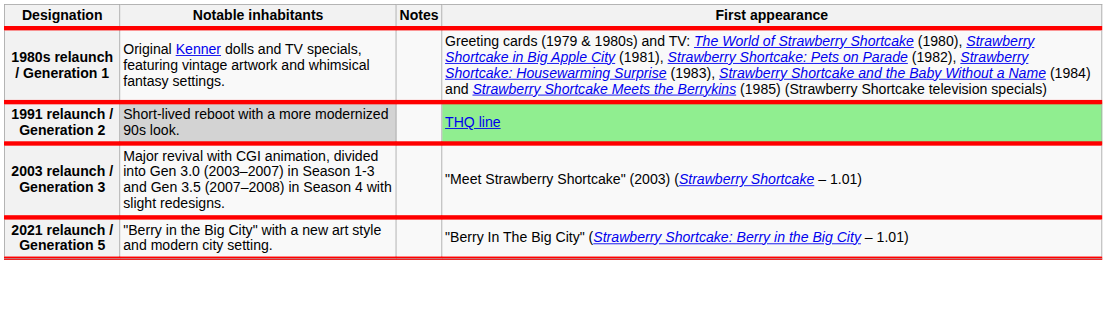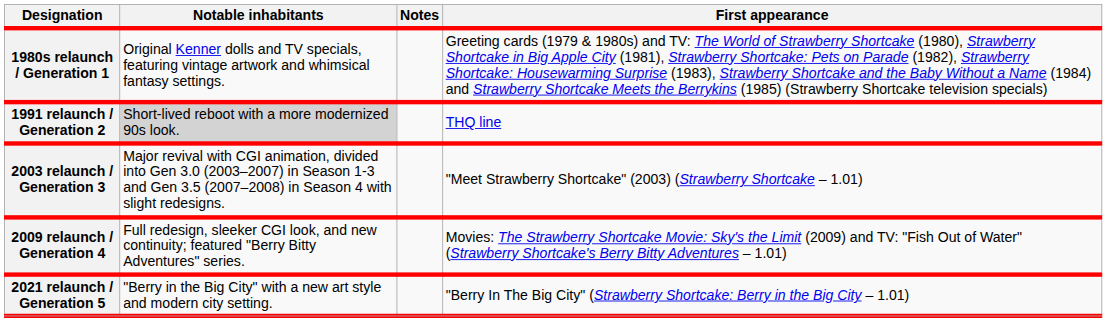(473, 122) lightgreen background -> (473, 122) no background
+ row: (62, 245)
